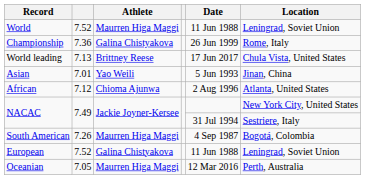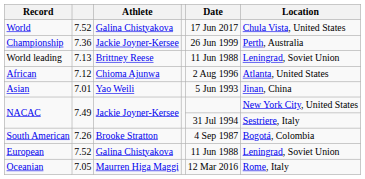(137, 27) Maurren Higa Maggi -> (134, 27) Galina Chistyakova
(215, 27) 11 Jun 1988 -> (214, 27) 17 Jun 2017
(291, 27) Leningrad, Soviet Union -> (294, 27) Chula Vista, United States
(134, 43) Galina Chistyakova -> (137, 43) Jackie Joyner-Kersee
(266, 43) Rome, Italy -> (273, 43) Perth, Australia
(214, 58) 17 Jun 2017 -> (215, 58) 11 Jun 1988
(294, 58) Chula Vista, United States -> (291, 58) Leningrad, Soviet Union
rows swapped: (21, 89) <-> (18, 74)
(137, 136) Maurren Higa Maggi -> (127, 136) Brooke Stratton
(273, 167) Perth, Australia -> (266, 167) Rome, Italy
